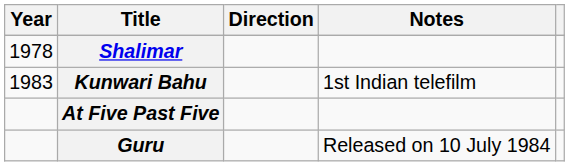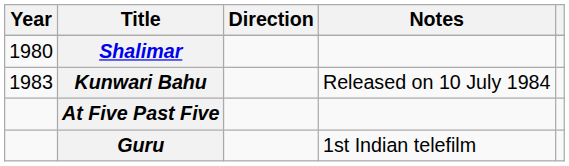(31, 51) 1978 -> (31, 51) 1980
(400, 82) 1st Indian telefilm -> (437, 82) Released on 10 July 1984
(437, 144) Released on 10 July 1984 -> (400, 144) 1st Indian telefilm
